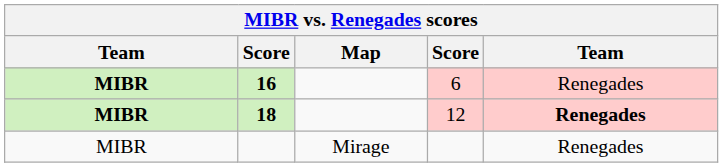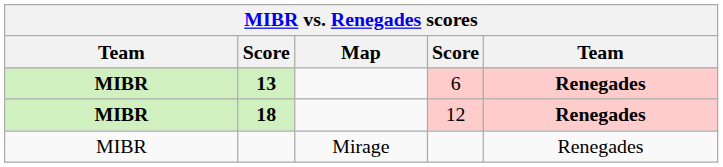(266, 83) 16 -> (266, 83) 13
(600, 83) normal -> (600, 83) bold
